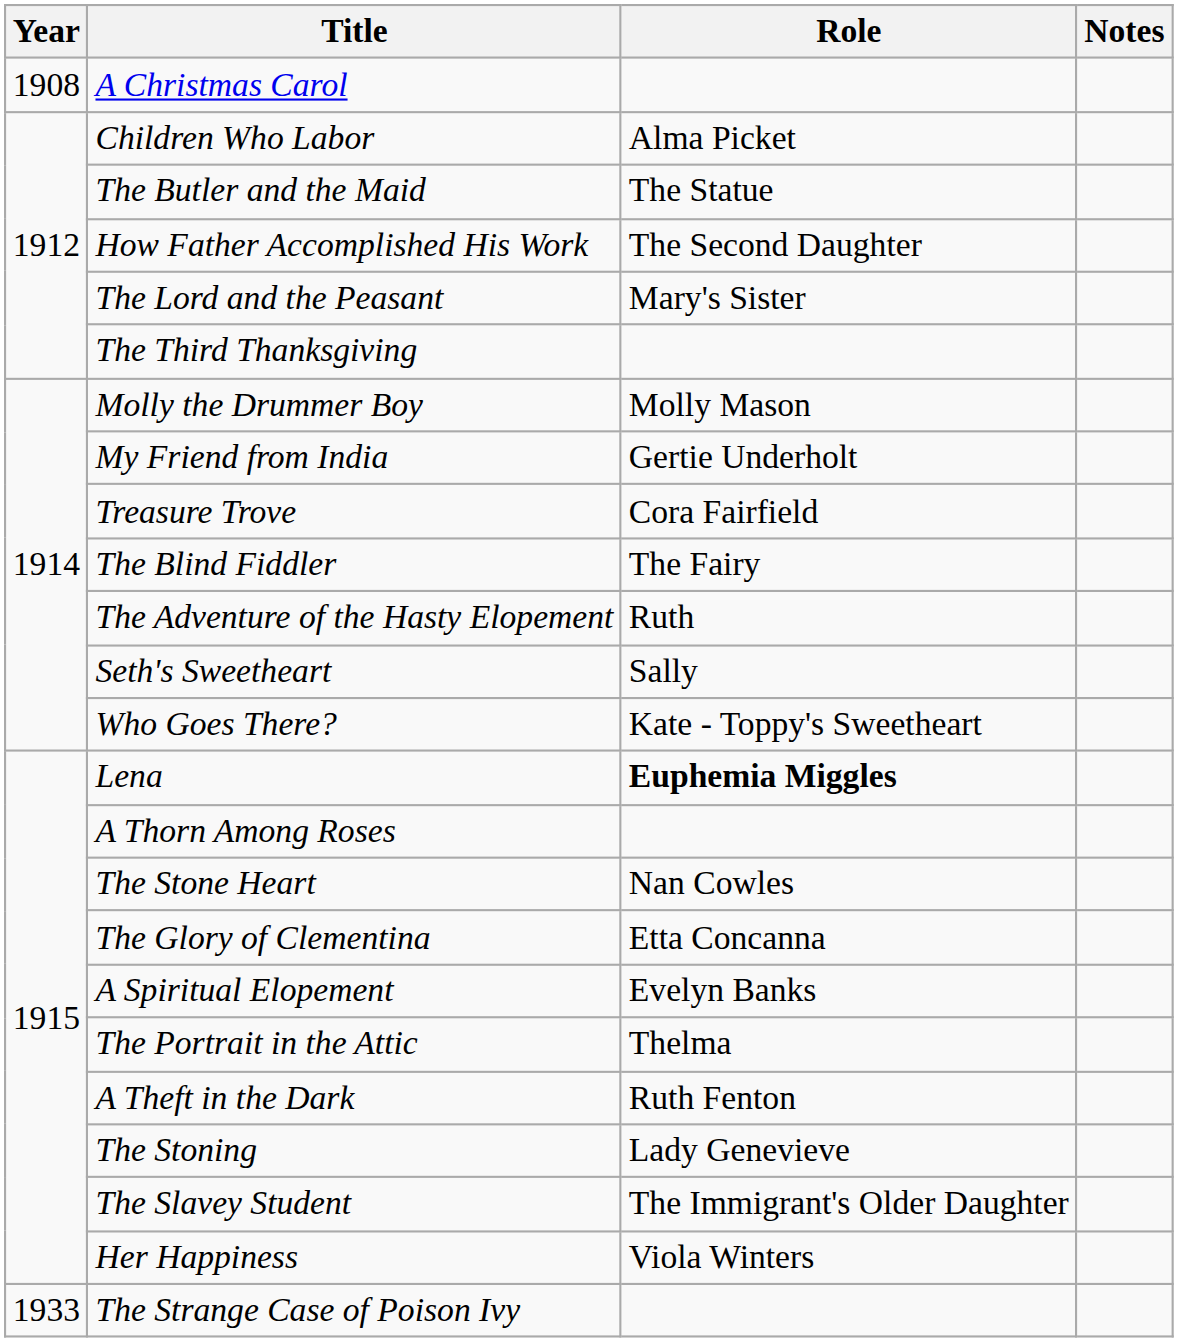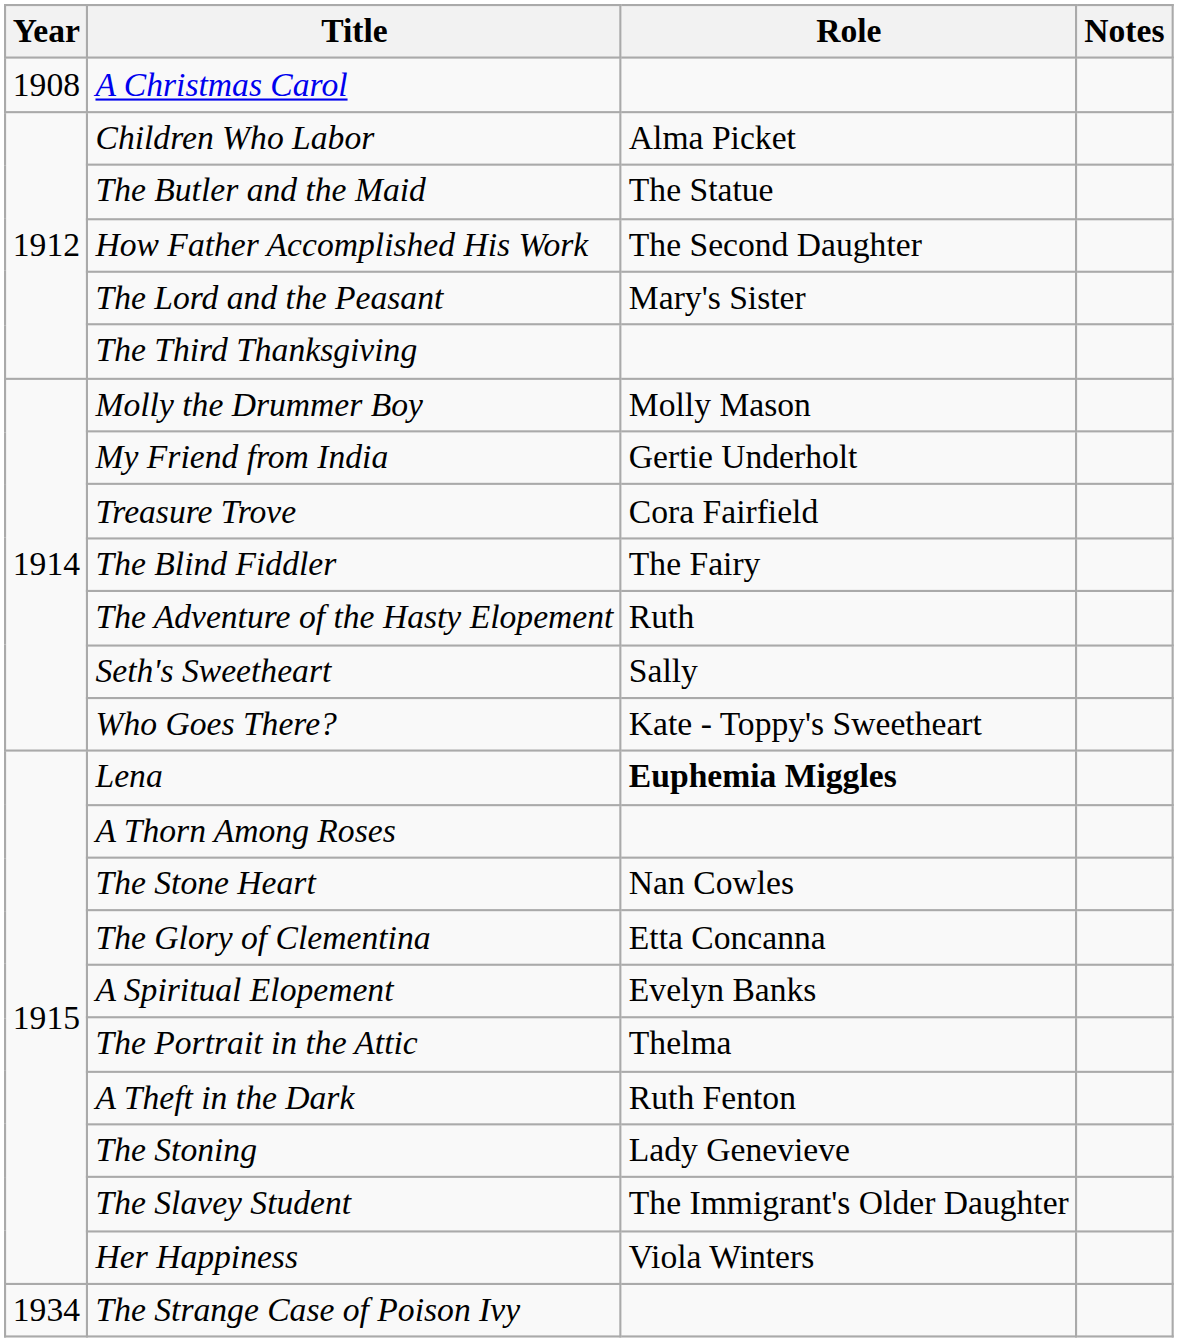(46, 1310) 1933 -> (46, 1310) 1934
